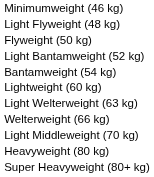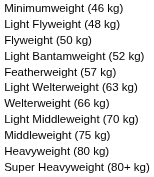- row: (60, 72)
+ row: (60, 72)
- row: (53, 87)
+ row: (57, 135)
